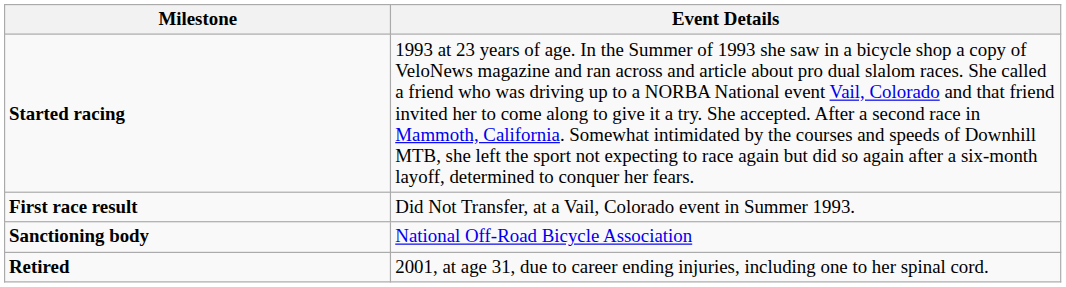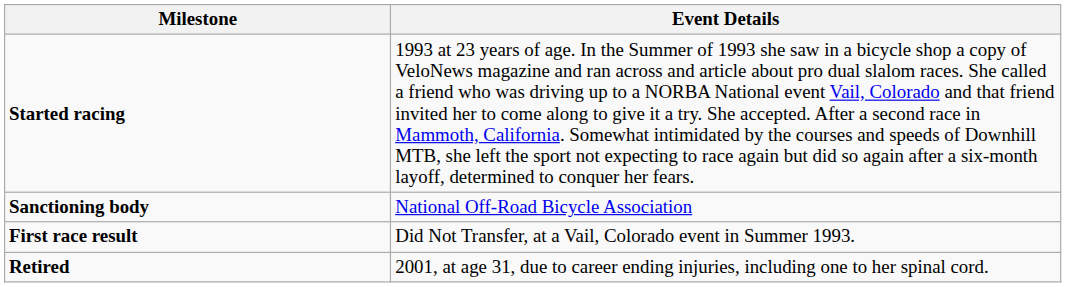rows swapped: (73, 206) <-> (79, 236)
